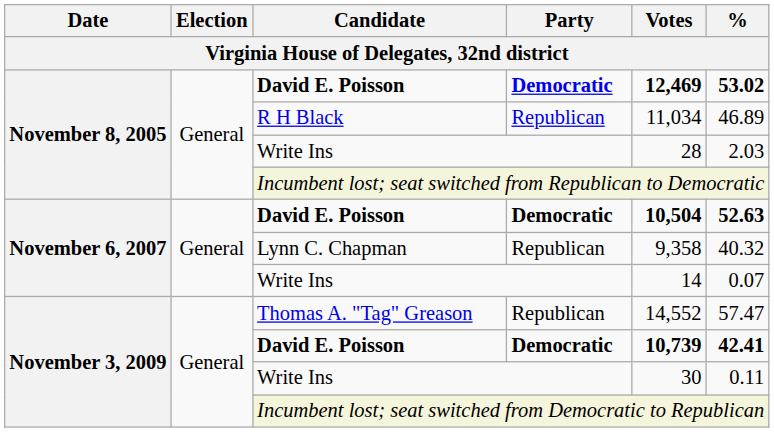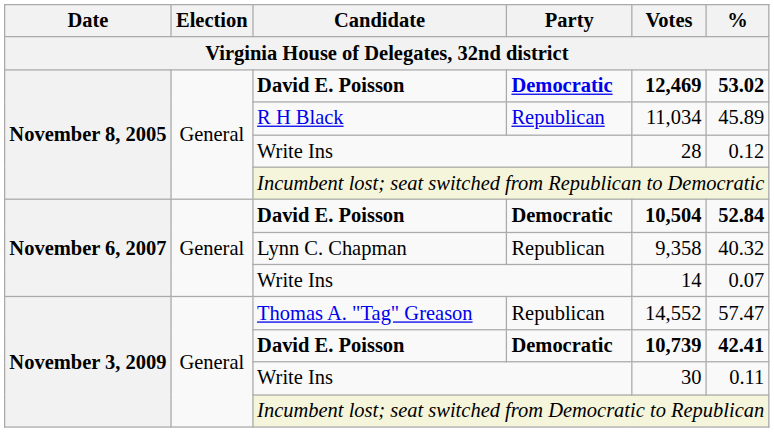(741, 118) 46.89 -> (741, 118) 45.89
(746, 150) 2.03 -> (746, 150) 0.12
(741, 215) 52.63 -> (741, 215) 52.84
